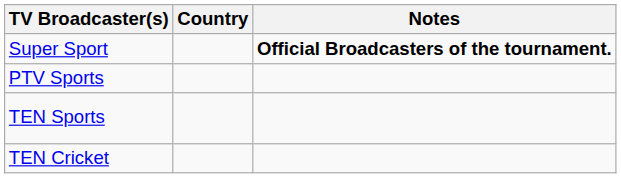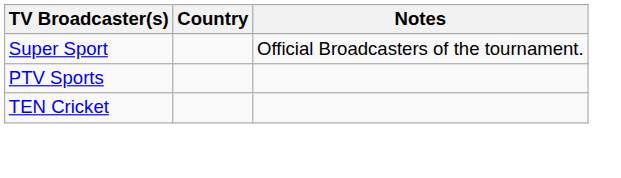(434, 48) bold -> (420, 48) normal
- row: (57, 117)
